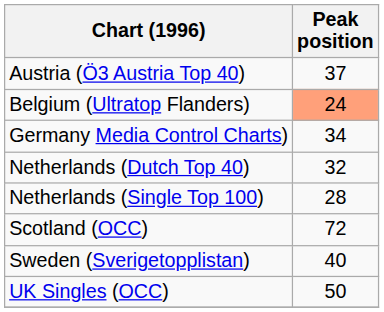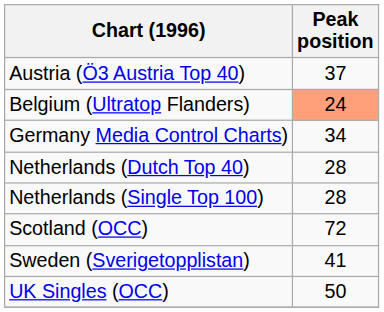(335, 167) 32 -> (335, 167) 28
(335, 260) 40 -> (335, 260) 41
